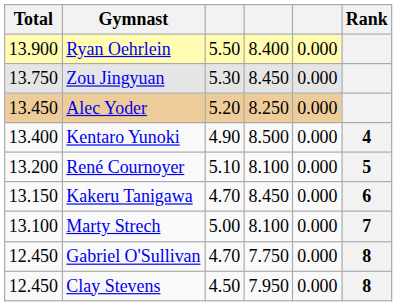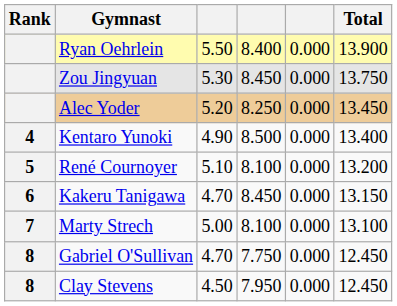columns swapped: (367, 19) <-> (33, 19)
